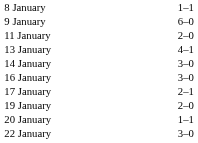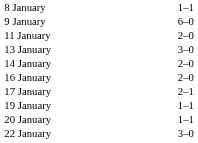(186, 49) 4–1 -> (186, 49) 3–0
(186, 63) 3–0 -> (186, 63) 2–0
(186, 77) 3–0 -> (186, 77) 2–0
(186, 106) 2–0 -> (186, 106) 1–1
